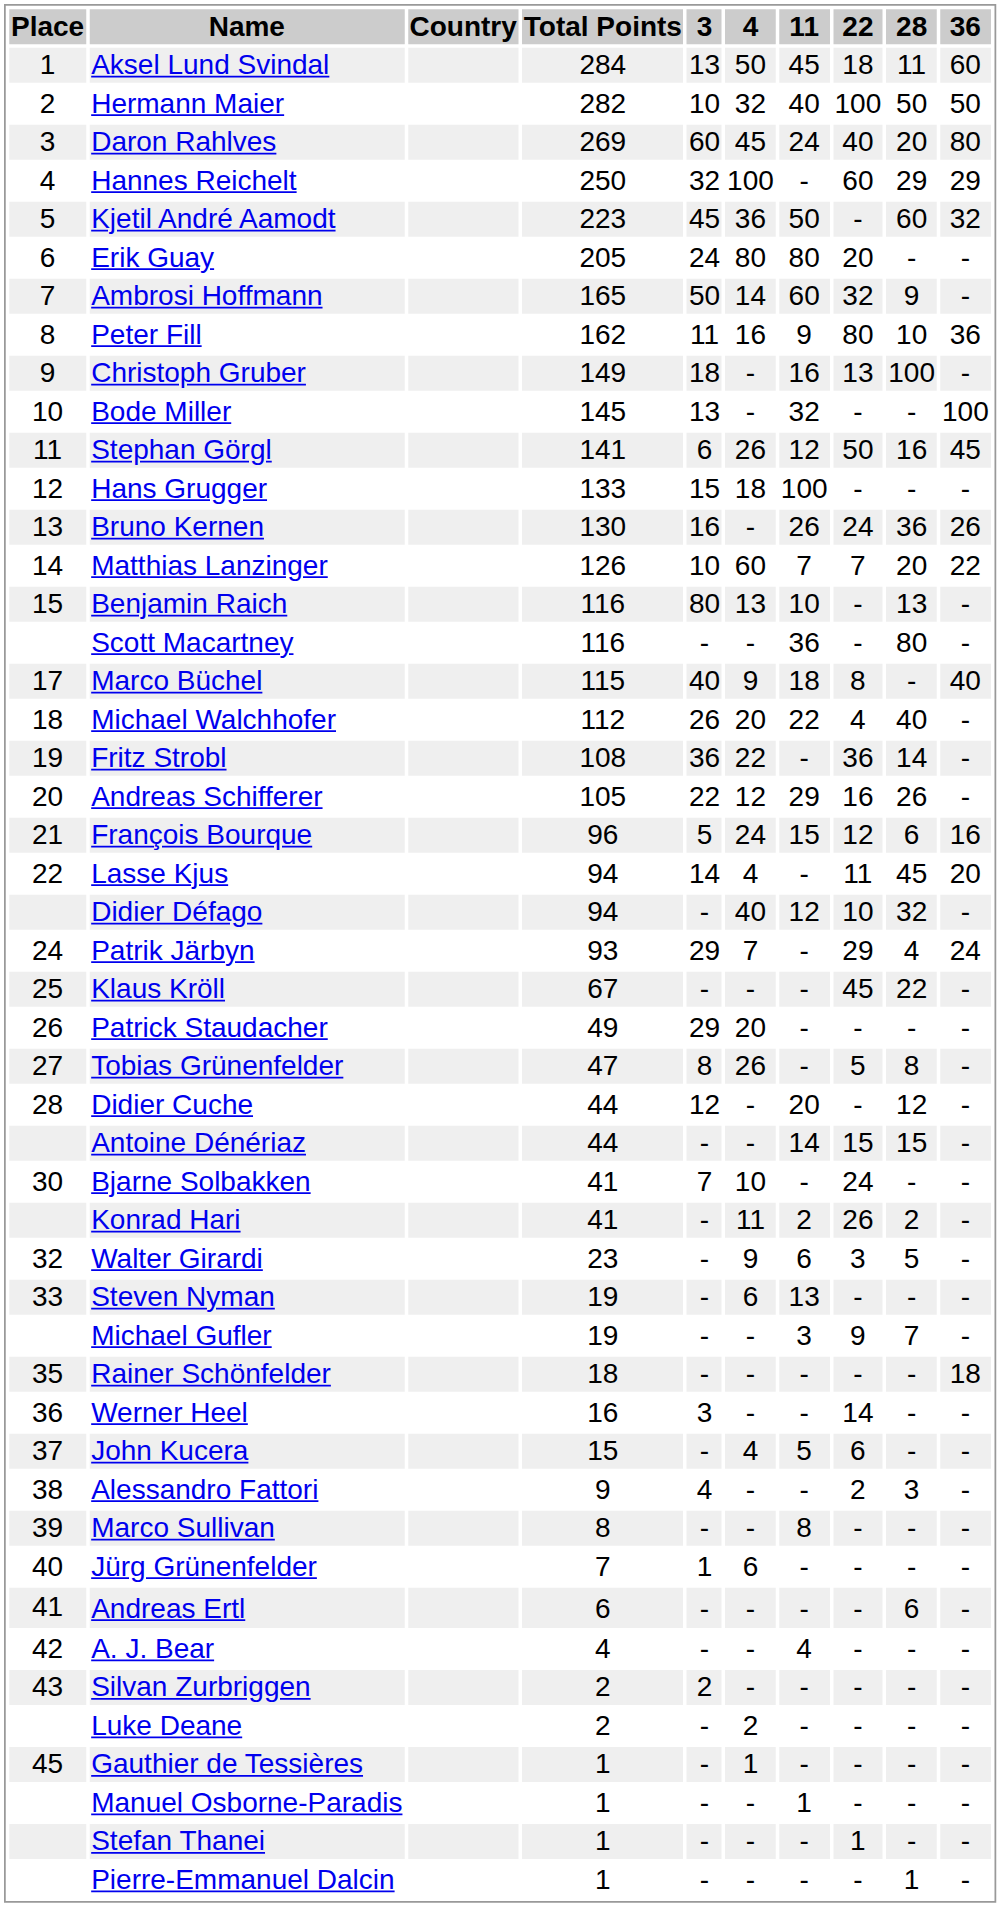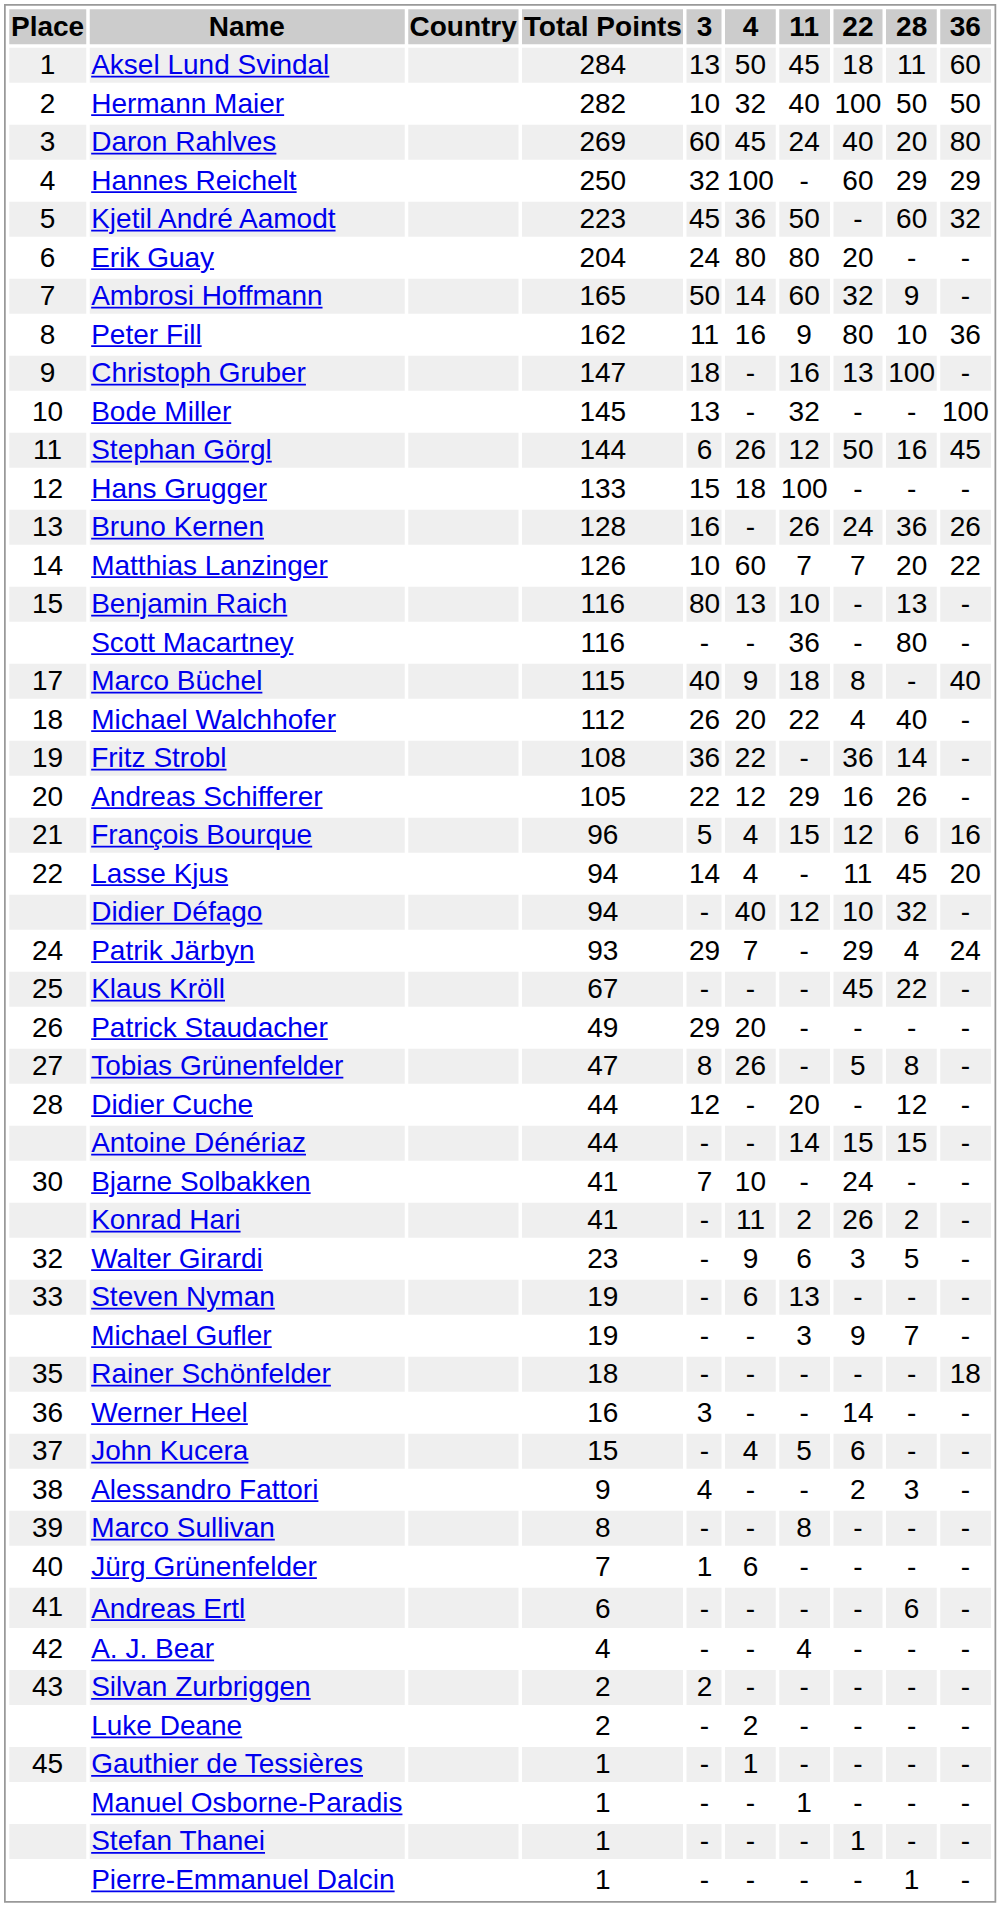(603, 257) 205 -> (603, 257) 204
(603, 372) 149 -> (603, 372) 147
(603, 449) 141 -> (603, 449) 144
(603, 526) 130 -> (603, 526) 128
(750, 834) 24 -> (750, 834) 4
